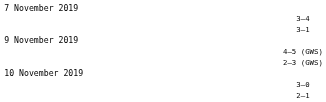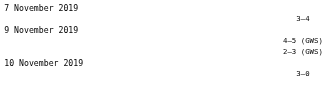- row: (128, 30)
- row: (128, 95)
